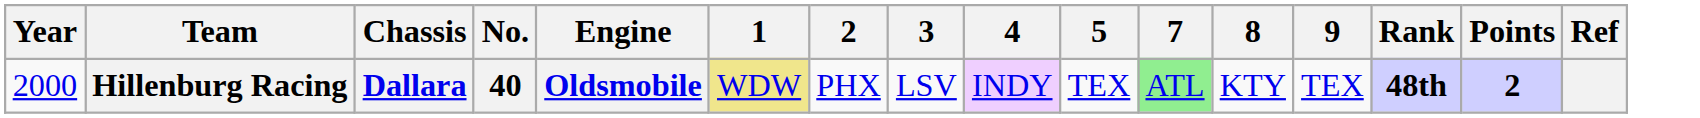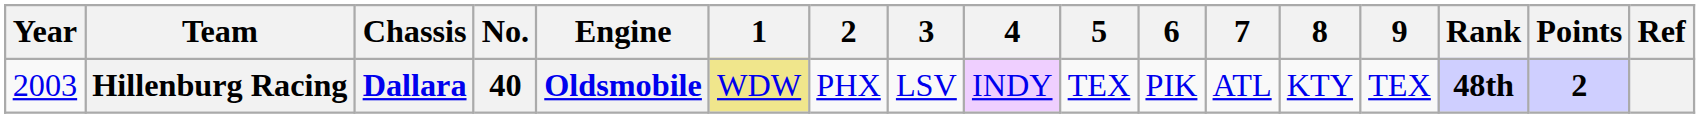+ column: (1171, 31)
(45, 84) 2000 -> (45, 84) 2003
(1175, 84) lightgreen background -> (1242, 84) no background
